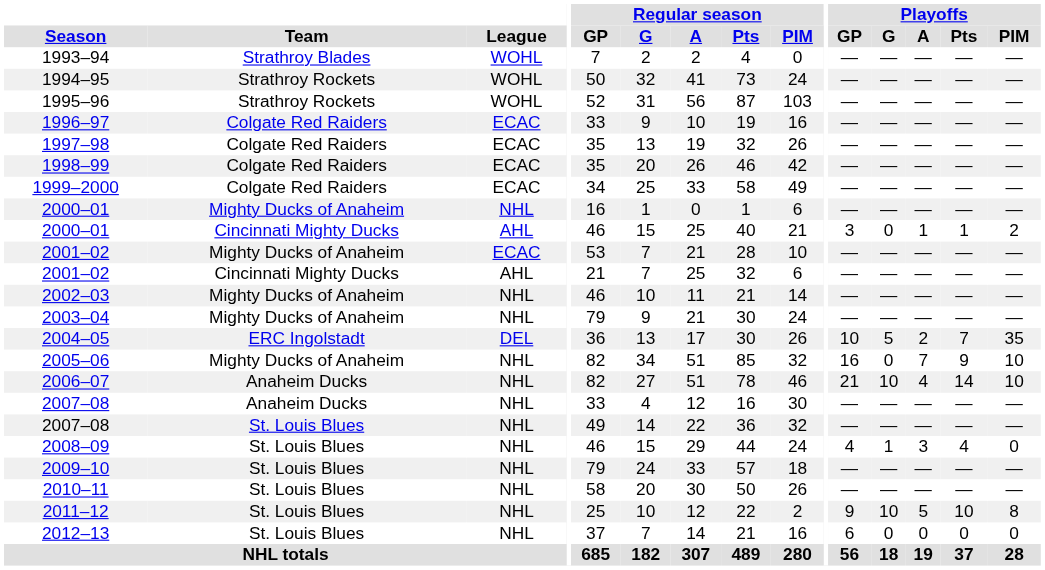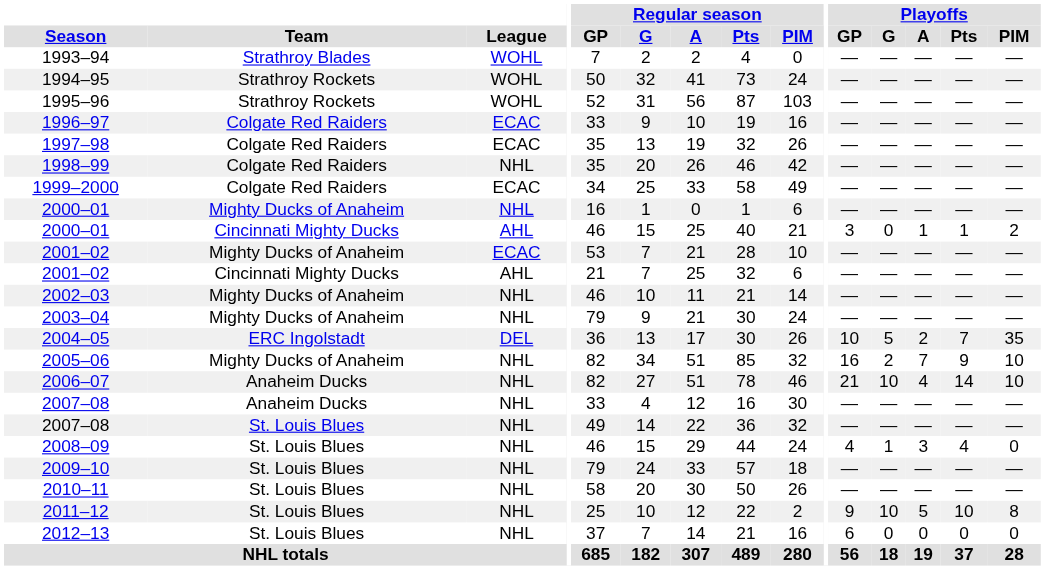(517, 165) ECAC -> (517, 165) NHL
(889, 360) 0 -> (889, 360) 2
